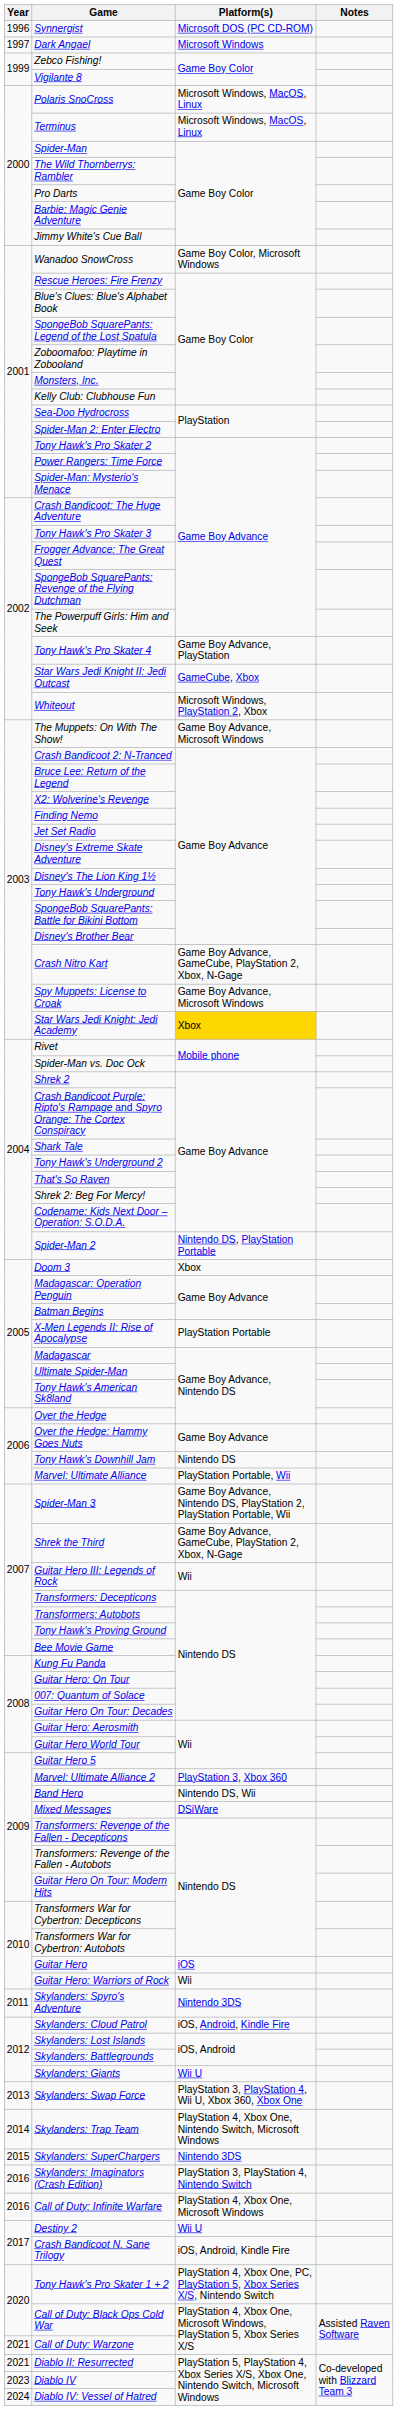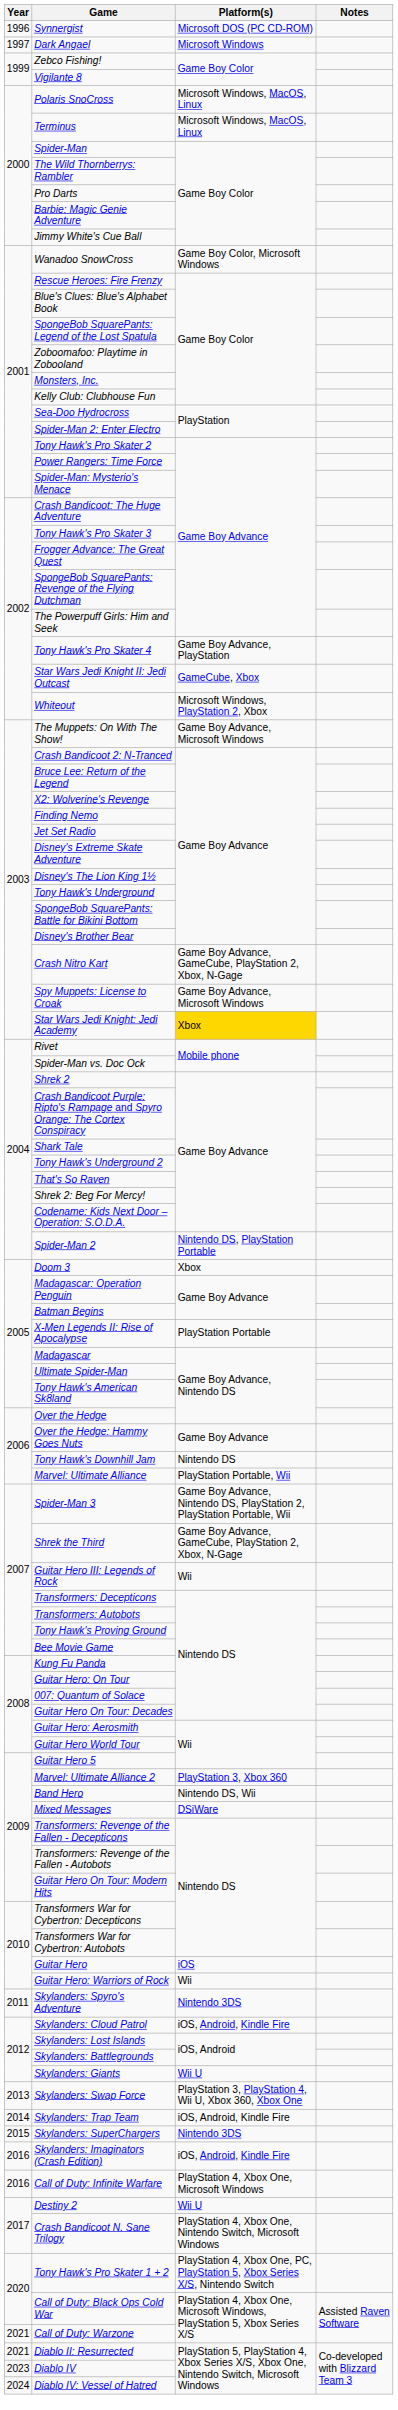(238, 2129) PlayStation 4, Xbox One, Nintendo Switch, Microsoft Windows -> (234, 2117) iOS, Android, Kindle Fire
(242, 2179) PlayStation 3, PlayStation 4, Nintendo Switch -> (234, 2156) iOS, Android, Kindle Fire
(234, 2250) iOS, Android, Kindle Fire -> (238, 2233) PlayStation 4, Xbox One, Nintendo Switch, Microsoft Windows
